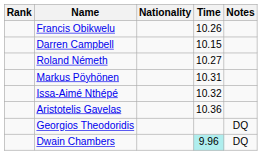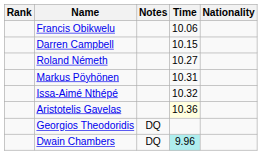columns swapped: (165, 12) <-> (241, 12)
(209, 28) 10.26 -> (185, 28) 10.06
(209, 110) no background -> (185, 110) lightyellow background
